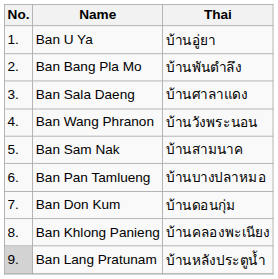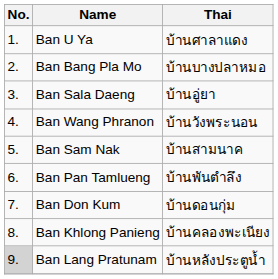(191, 40) บ้านอู่ยา -> (207, 40) บ้านศาลาแดง
(204, 67) บ้านพันตำลึง -> (216, 67) บ้านบางปลาหมอ
(207, 95) บ้านศาลาแดง -> (191, 95) บ้านอู่ยา
(216, 177) บ้านบางปลาหมอ -> (204, 177) บ้านพันตำลึง
